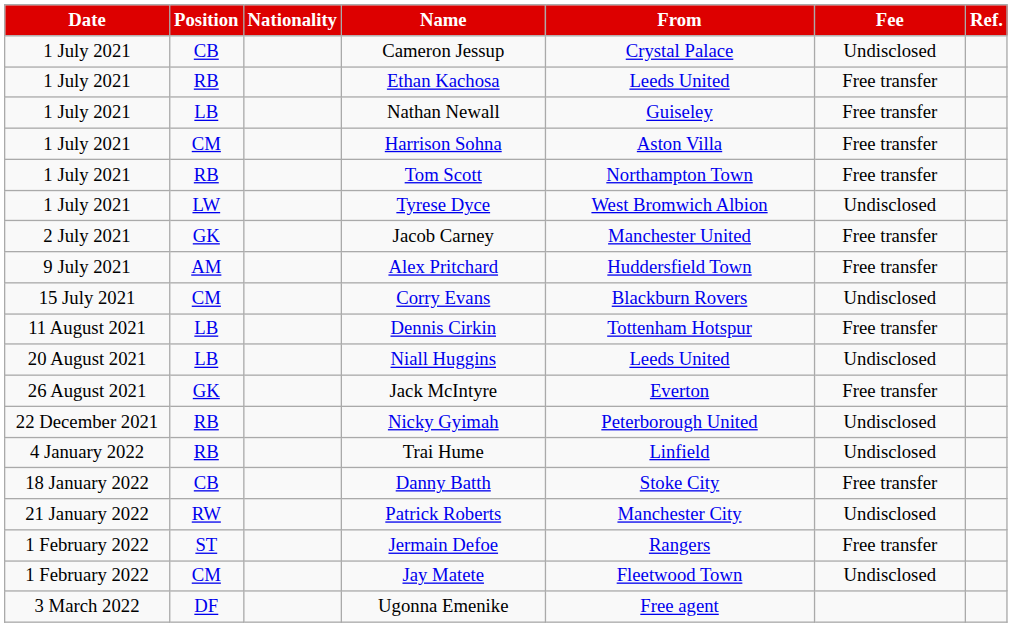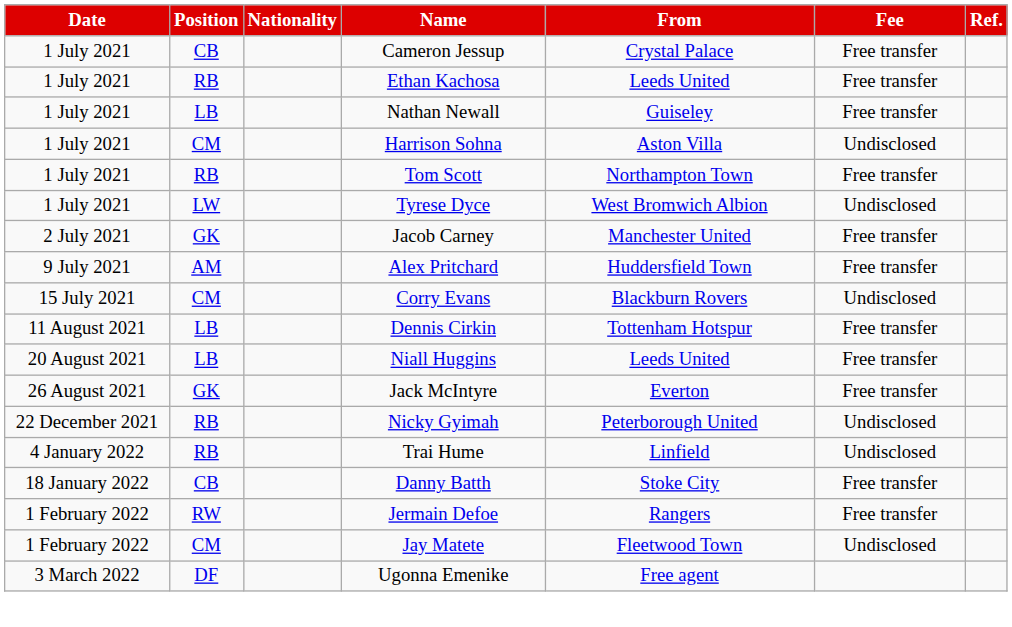(890, 51) Undisclosed -> (890, 51) Free transfer
(890, 143) Free transfer -> (890, 143) Undisclosed
(890, 359) Undisclosed -> (890, 359) Free transfer
- row: (443, 514)
(206, 545) ST -> (206, 514) RW
